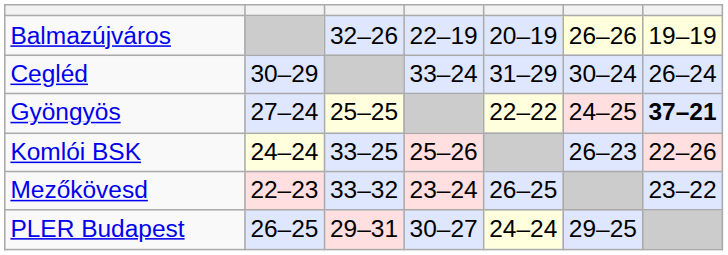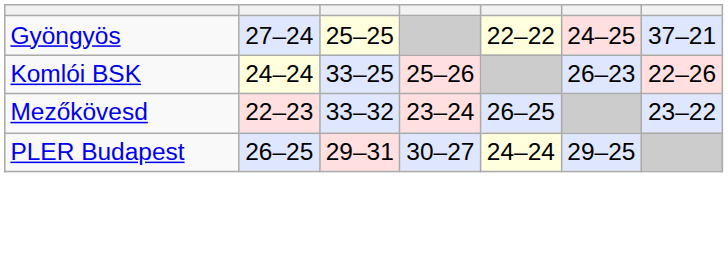- row: (91, 35)
- row: (49, 74)
(682, 112) bold -> (682, 35) normal
